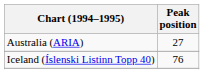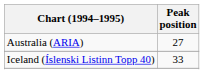(178, 59) 76 -> (178, 59) 33
